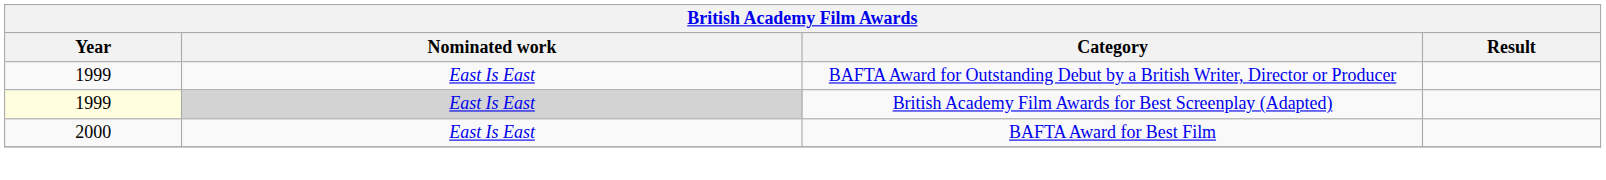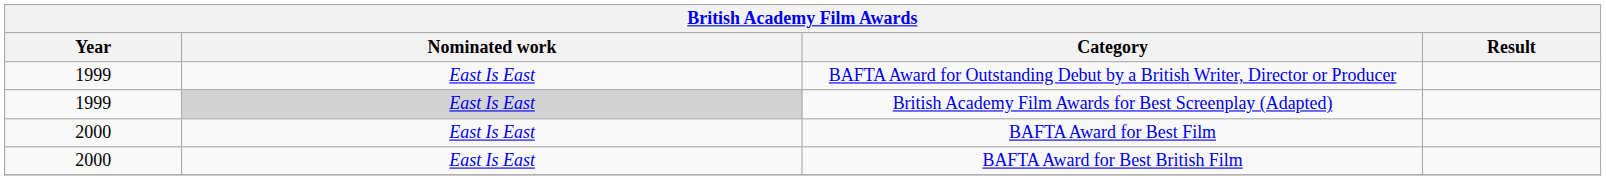(93, 103) lightyellow background -> (93, 103) no background
+ row: (1113, 160)
